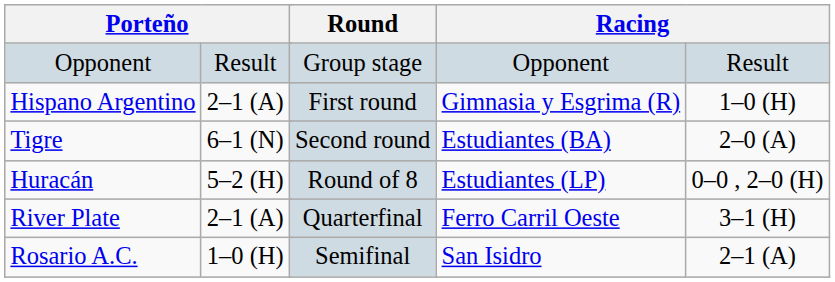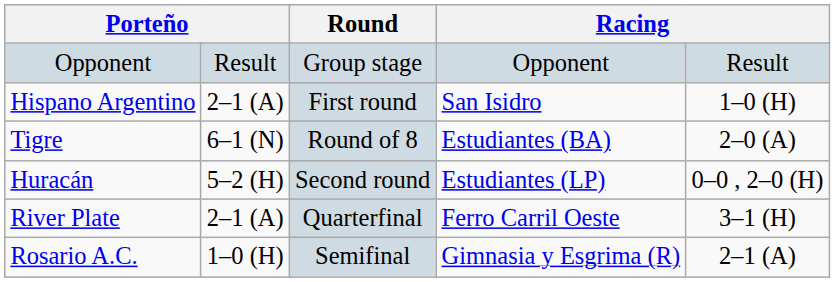(561, 101) Gimnasia y Esgrima (R) -> (492, 101) San Isidro
(363, 140) Second round -> (363, 140) Round of 8
(363, 179) Round of 8 -> (363, 179) Second round
(492, 256) San Isidro -> (561, 256) Gimnasia y Esgrima (R)
